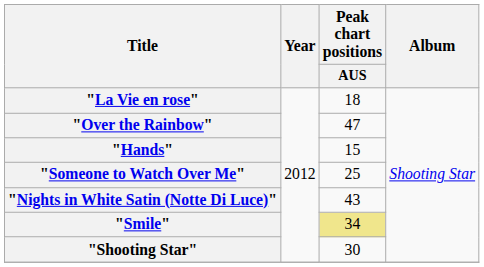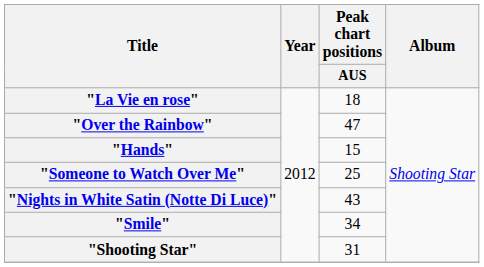(352, 224) khaki background -> (352, 224) no background
(352, 249) 30 -> (352, 249) 31
